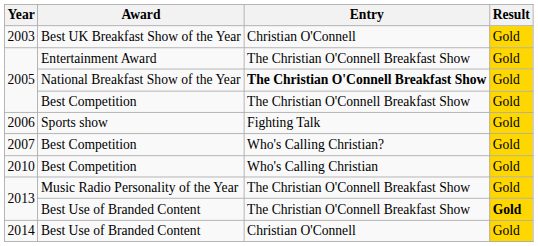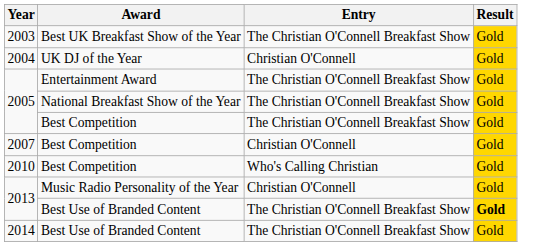(301, 36) Christian O'Connell -> (359, 36) The Christian O'Connell Breakfast Show
+ row: (21, 58)
(367, 79) bold -> (359, 101) normal
- row: (21, 123)
(316, 144) Who's Calling Christian? -> (301, 144) Christian O'Connell
(359, 187) The Christian O'Connell Breakfast Show -> (301, 187) Christian O'Connell
(301, 230) Christian O'Connell -> (359, 230) The Christian O'Connell Breakfast Show
